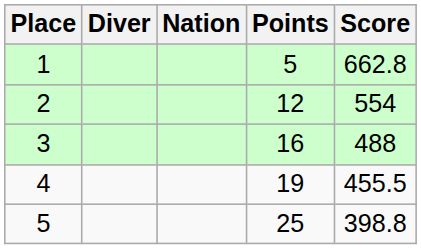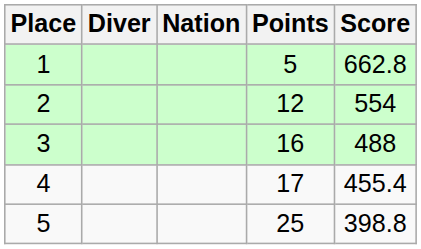(290, 183) 19 -> (290, 183) 17
(375, 183) 455.5 -> (375, 183) 455.4
